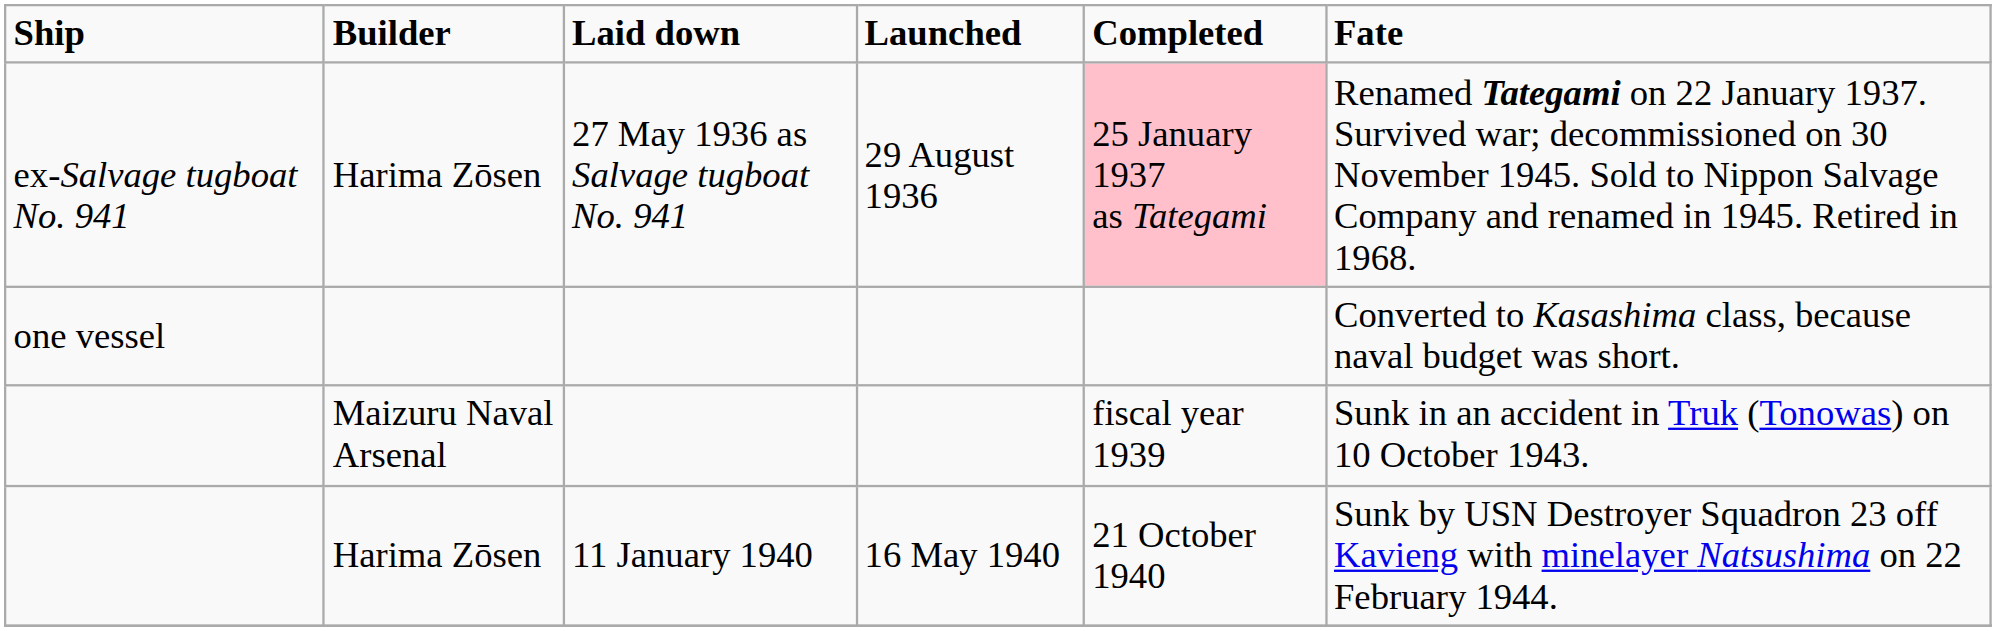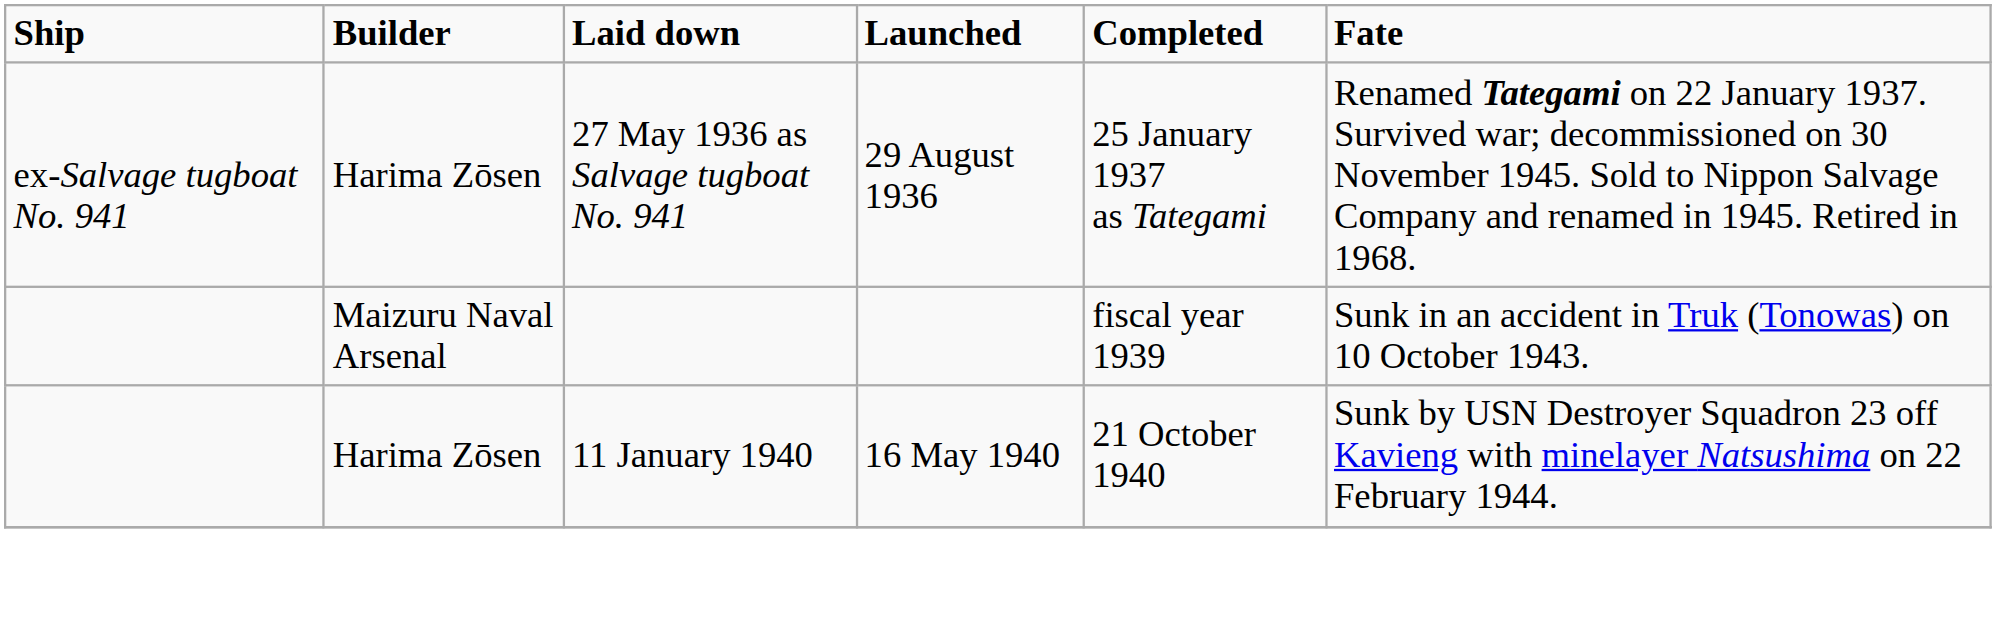(1180, 174) pink background -> (1180, 174) no background
- row: (89, 335)
